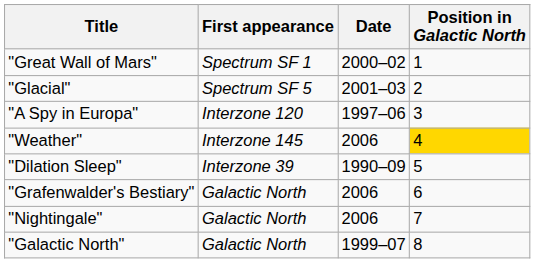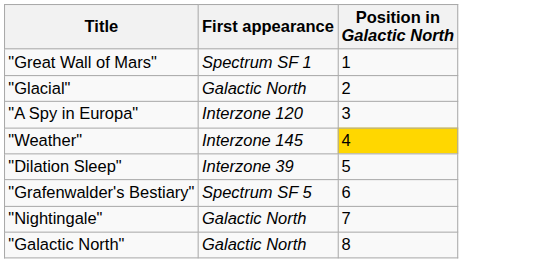- column: (374, 26)
(257, 88) Spectrum SF 5 -> (254, 88) Galactic North
(254, 192) Galactic North -> (257, 192) Spectrum SF 5
